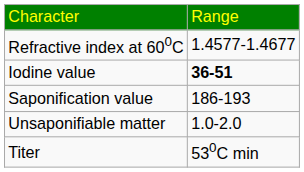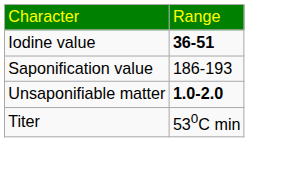- row: (96, 45)
(216, 124) normal -> (198, 94) bold
